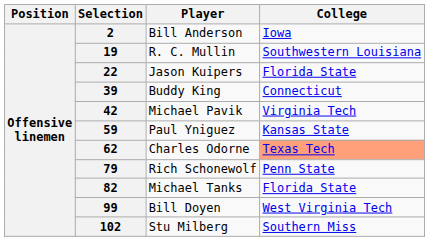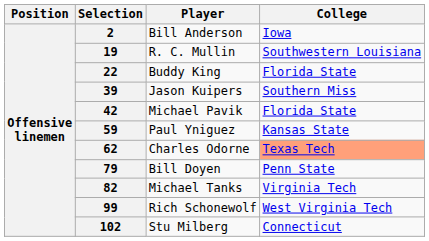(196, 73) Jason Kuipers -> (185, 73) Buddy King
(185, 92) Buddy King -> (196, 92) Jason Kuipers
(302, 92) Connecticut -> (309, 92) Southern Miss
(309, 111) Virginia Tech -> (309, 111) Florida State
(203, 169) Rich Schonewolf -> (185, 169) Bill Doyen
(309, 189) Florida State -> (309, 189) Virginia Tech
(185, 208) Bill Doyen -> (203, 208) Rich Schonewolf
(309, 227) Southern Miss -> (302, 227) Connecticut
